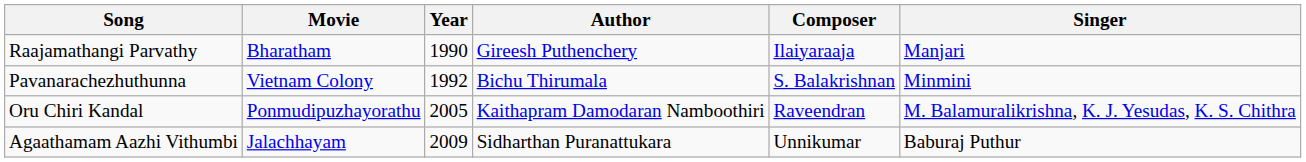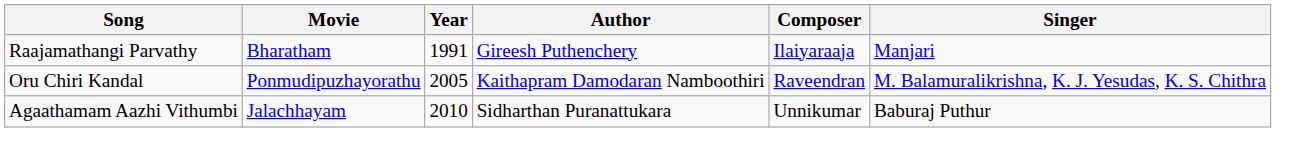(449, 50) 1990 -> (449, 50) 1991
- row: (98, 80)
(449, 141) 2009 -> (449, 111) 2010
